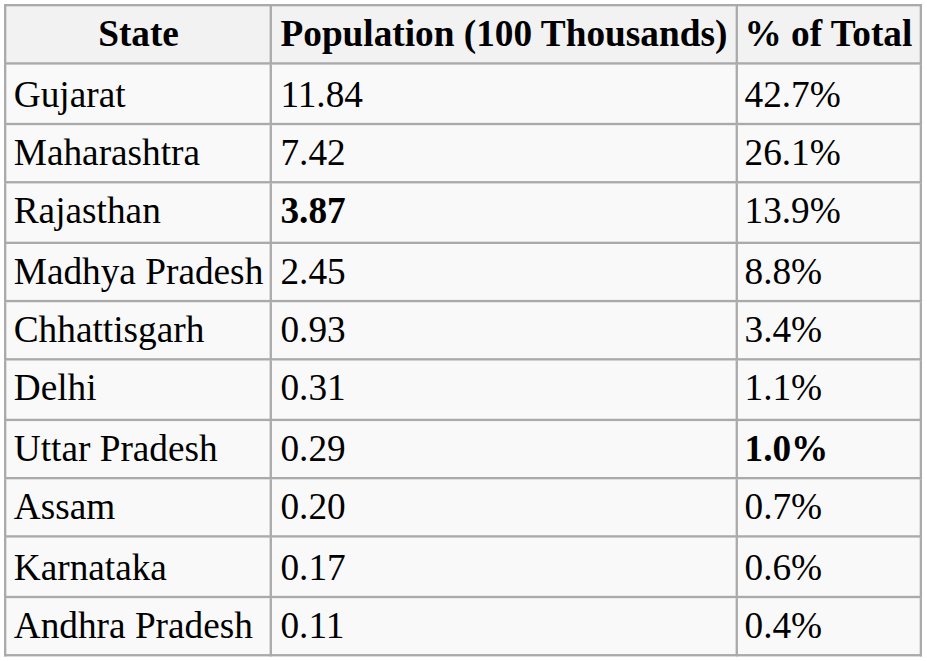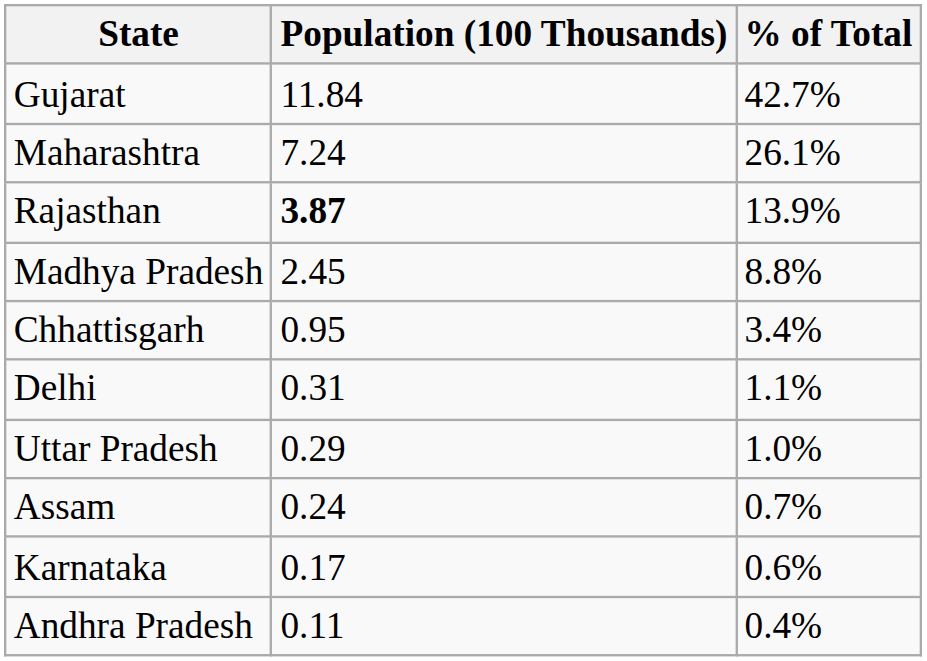(313, 152) 7.42 -> (313, 152) 7.24
(313, 329) 0.93 -> (313, 329) 0.95
(786, 447) bold -> (783, 447) normal
(313, 507) 0.20 -> (313, 507) 0.24
